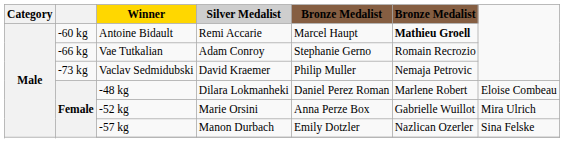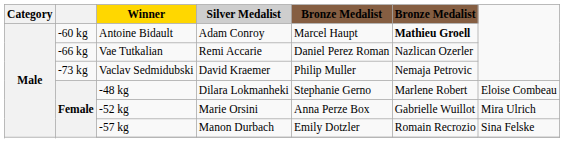(230, 33) Remi Accarie -> (232, 33) Adam Conroy
(232, 52) Adam Conroy -> (230, 52) Remi Accarie
(333, 52) Stephanie Gerno -> (342, 52) Daniel Perez Roman
(435, 52) Romain Recrozio -> (434, 52) Nazlican Ozerler
(342, 90) Daniel Perez Roman -> (333, 90) Stephanie Gerno
(434, 128) Nazlican Ozerler -> (435, 128) Romain Recrozio
